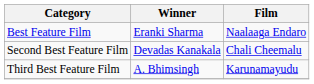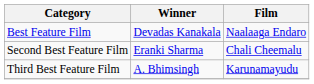(168, 32) Eranki Sharma -> (177, 32) Devadas Kanakala
(177, 50) Devadas Kanakala -> (168, 50) Eranki Sharma
